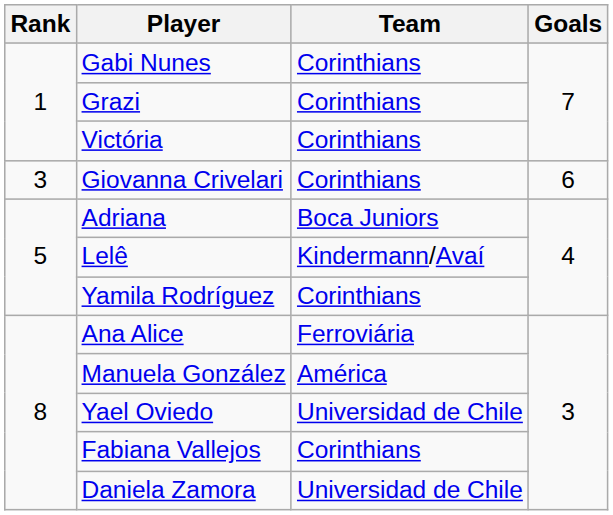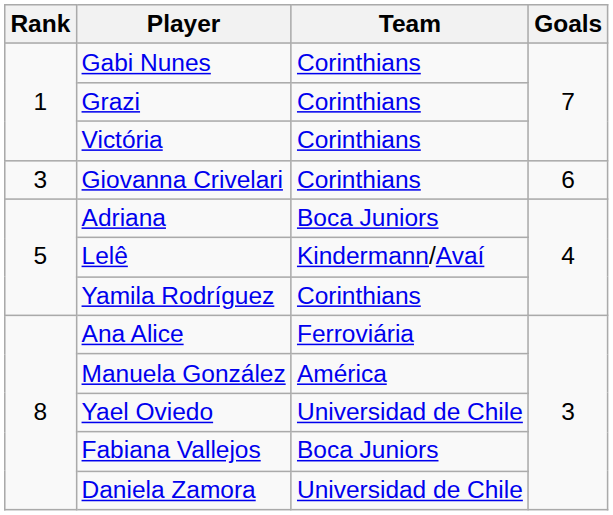(359, 450) Corinthians -> (368, 450) Boca Juniors
